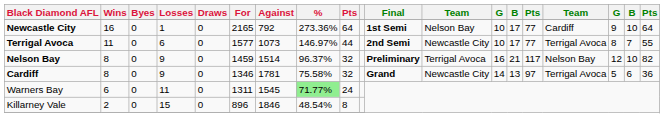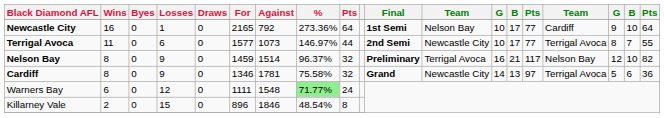(164, 89) 11 -> (165, 89) 12
(242, 89) 1311 -> (242, 89) 1111
(269, 89) 1545 -> (269, 89) 1548
